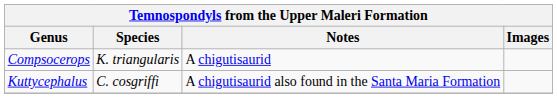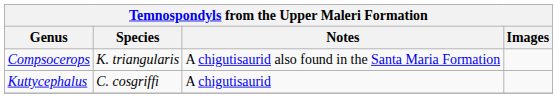(228, 59) A chigutisaurid -> (343, 59) A chigutisaurid also found in the Santa Maria Formation
(343, 81) A chigutisaurid also found in the Santa Maria Formation -> (228, 81) A chigutisaurid
